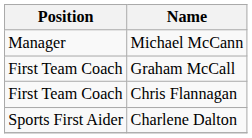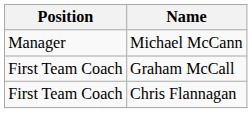- row: (184, 119)
